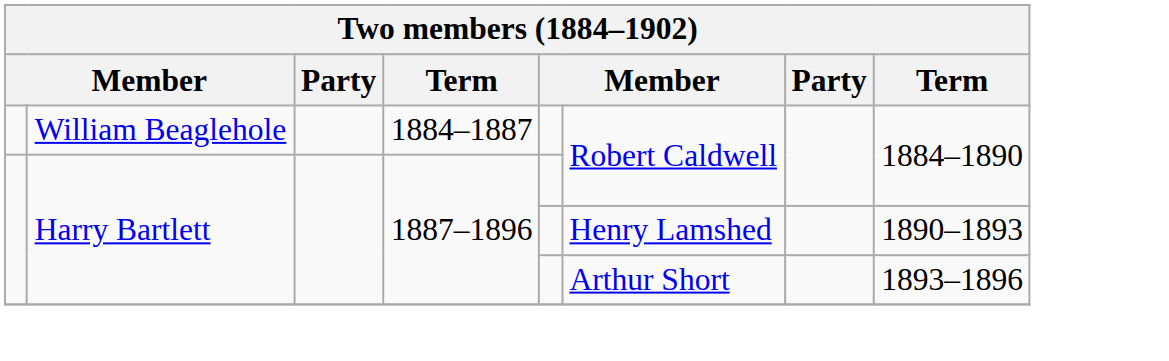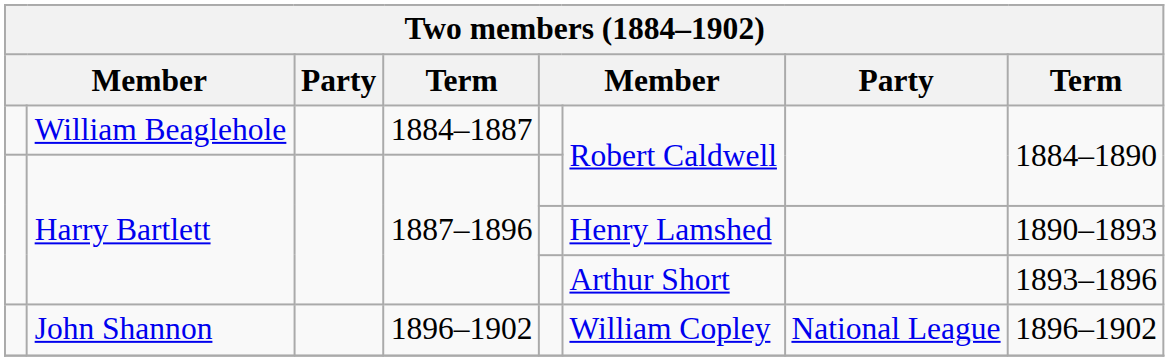+ row: (124, 329)
